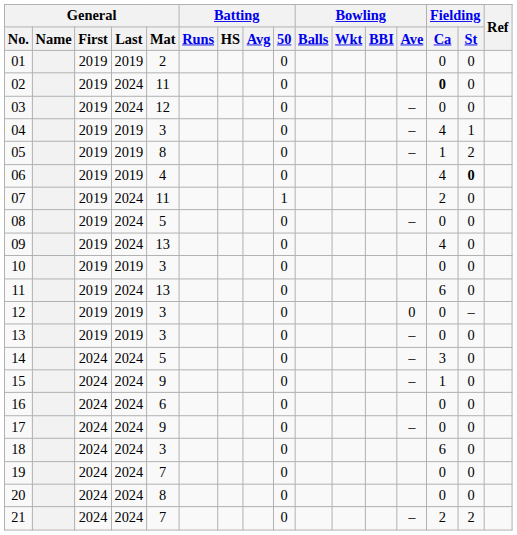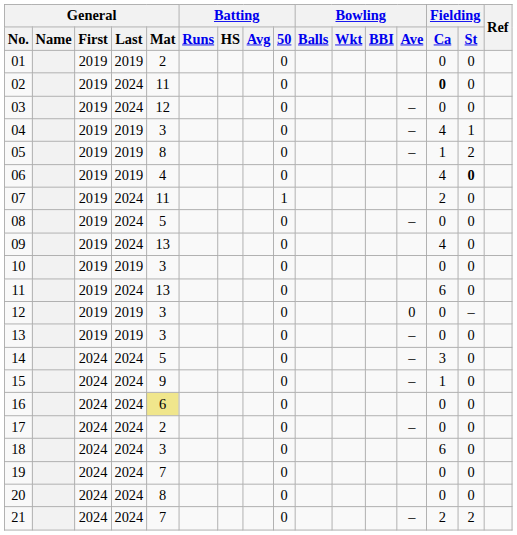(163, 404) no background -> (163, 404) khaki background
(163, 426) 9 -> (163, 426) 2
